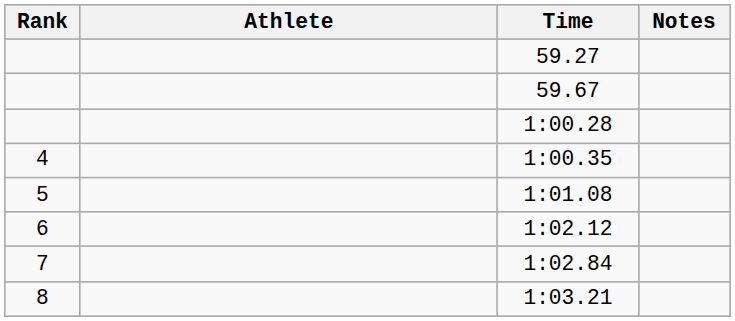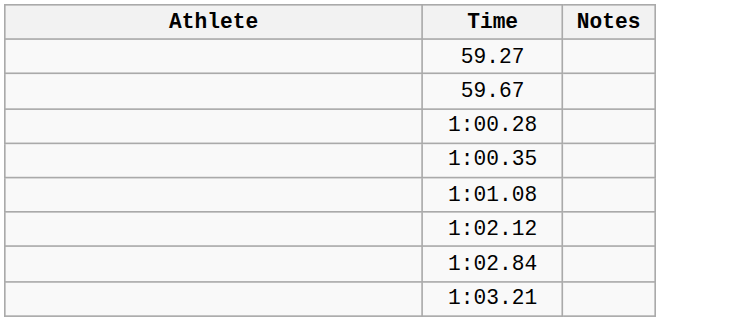- column: (42, 22)
